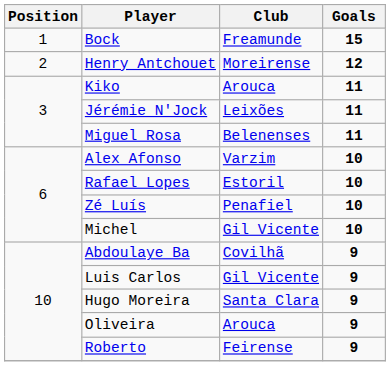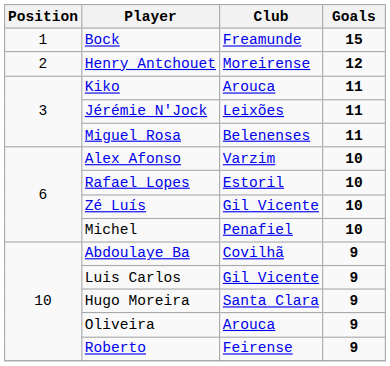(258, 206) Penafiel -> (271, 206) Gil Vicente
(271, 230) Gil Vicente -> (258, 230) Penafiel
